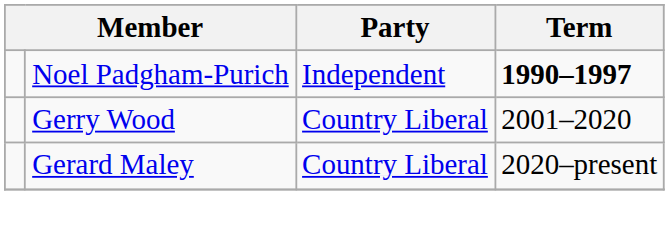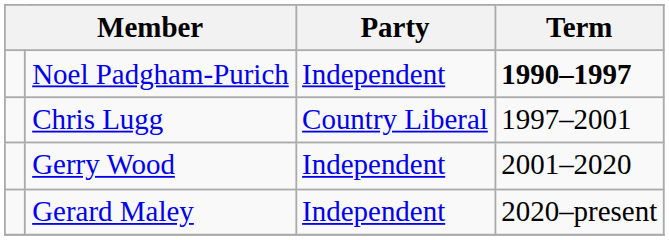+ row: (98, 119)
(395, 119) Country Liberal -> (374, 165) Independent
(395, 165) Country Liberal -> (374, 211) Independent
